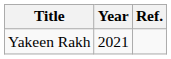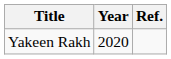(113, 41) 2021 -> (113, 41) 2020
